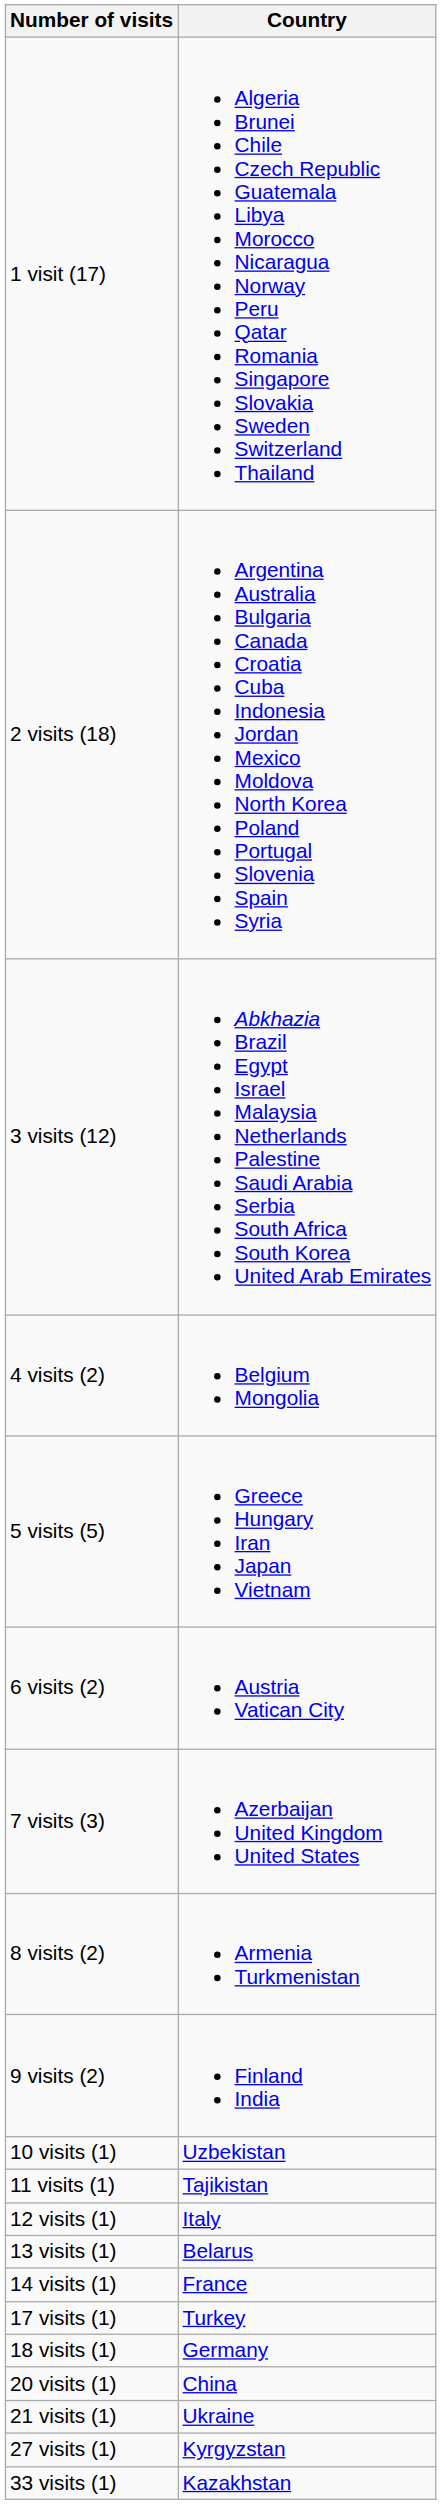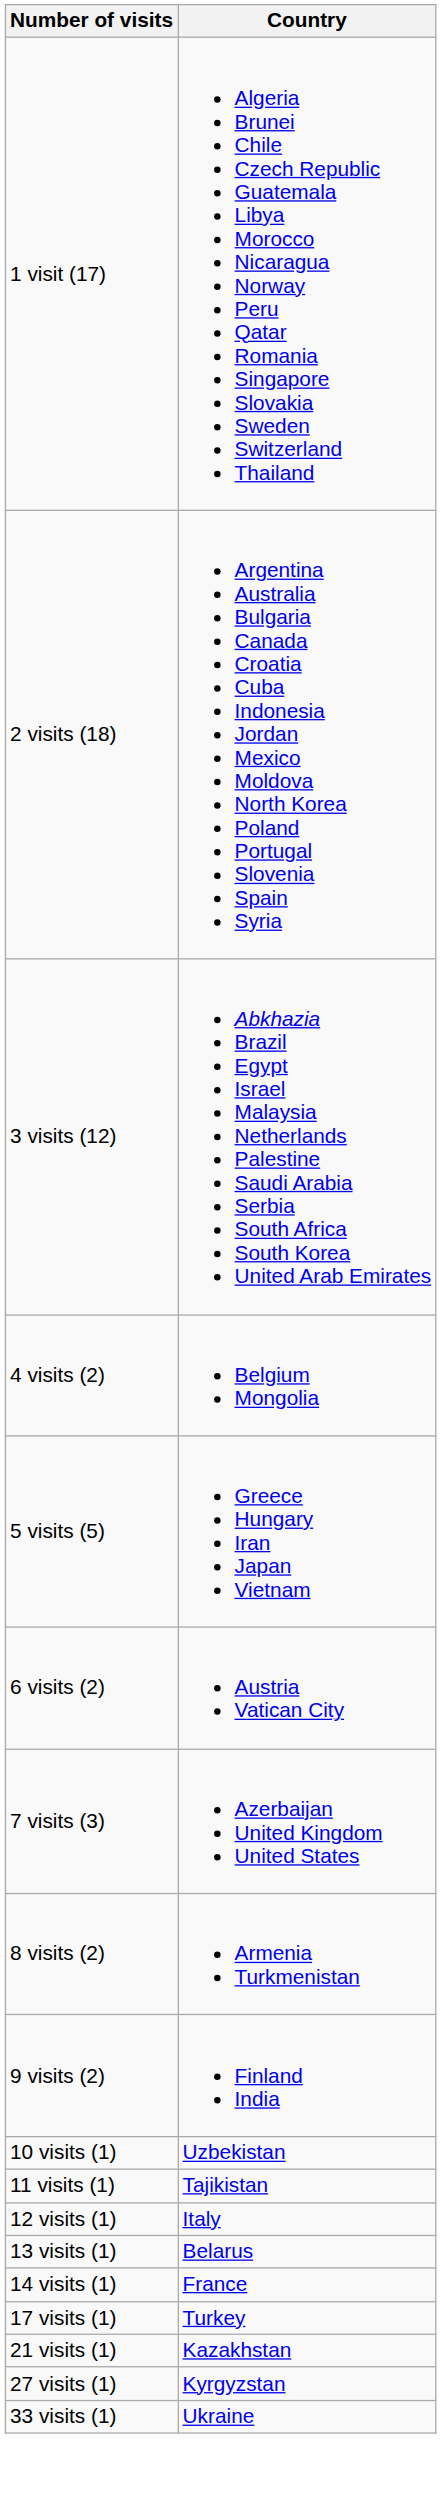- row: (63, 2350)
- row: (63, 2383)
(218, 2416) Ukraine -> (237, 2350) Kazakhstan
(237, 2482) Kazakhstan -> (218, 2416) Ukraine
